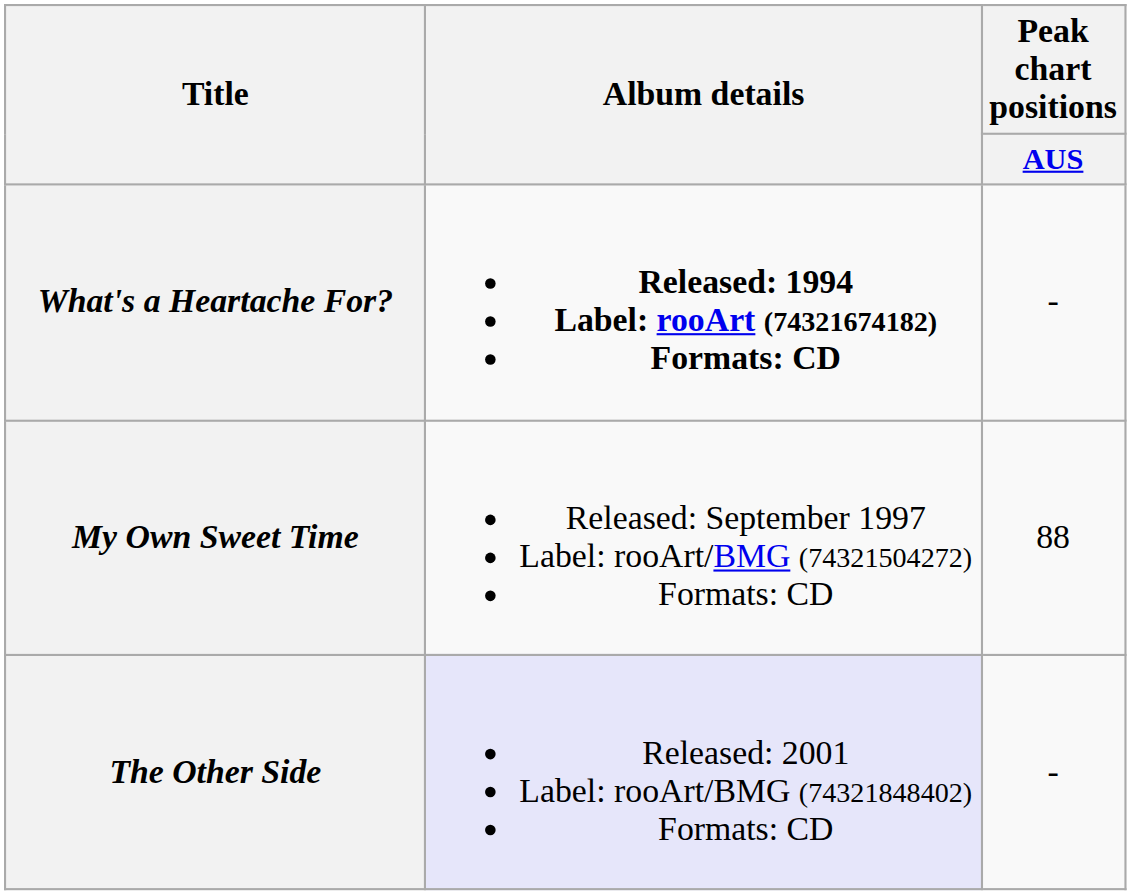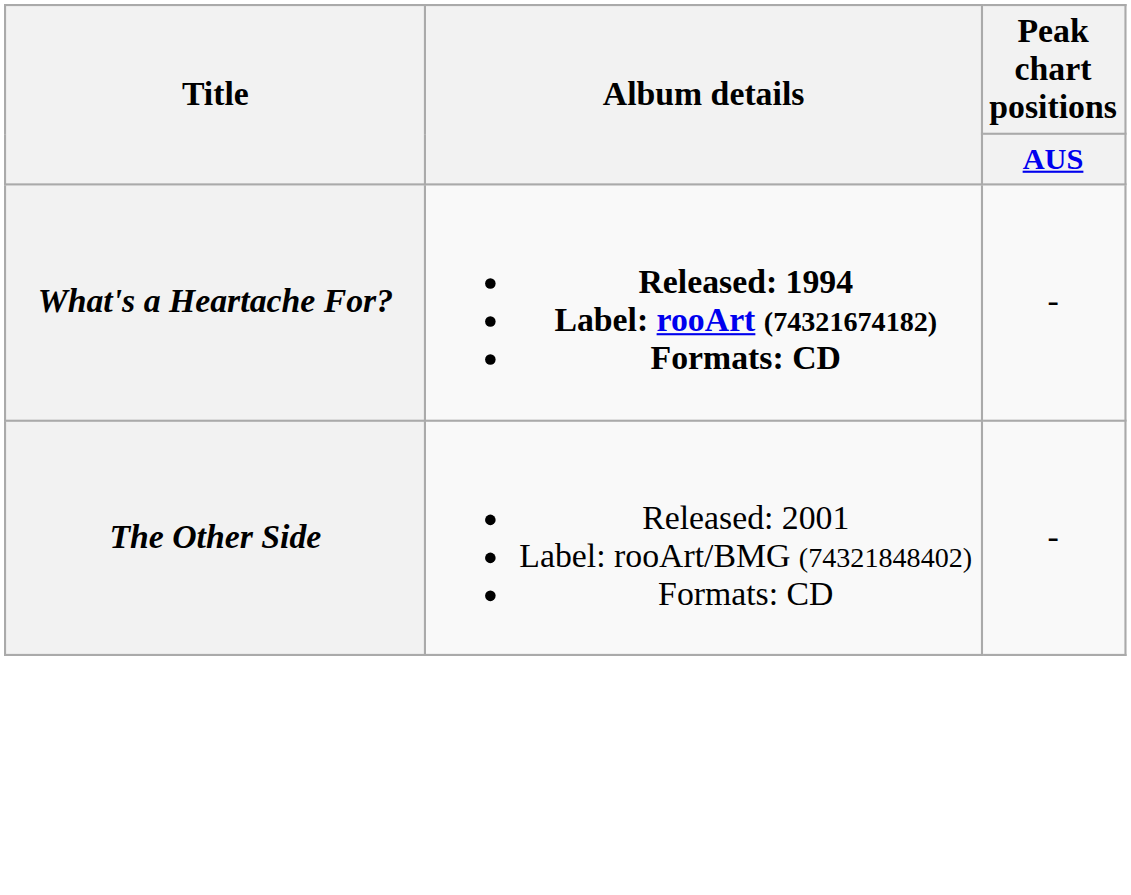- row: (215, 536)
(704, 791) lavender background -> (704, 556) no background
